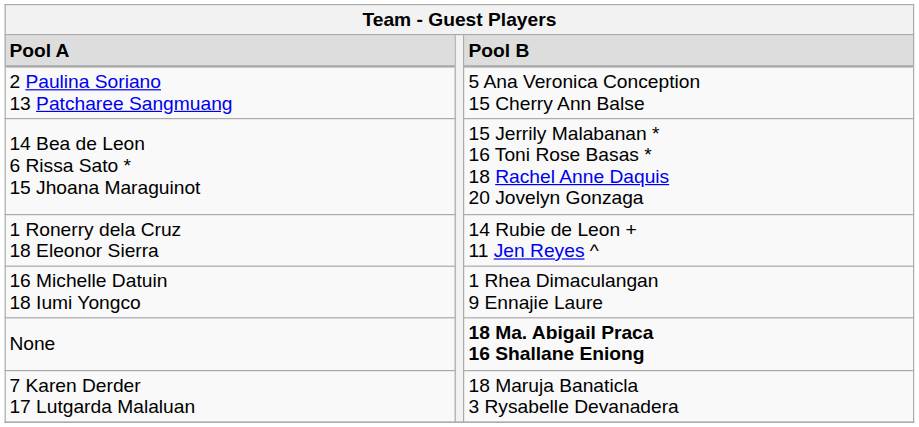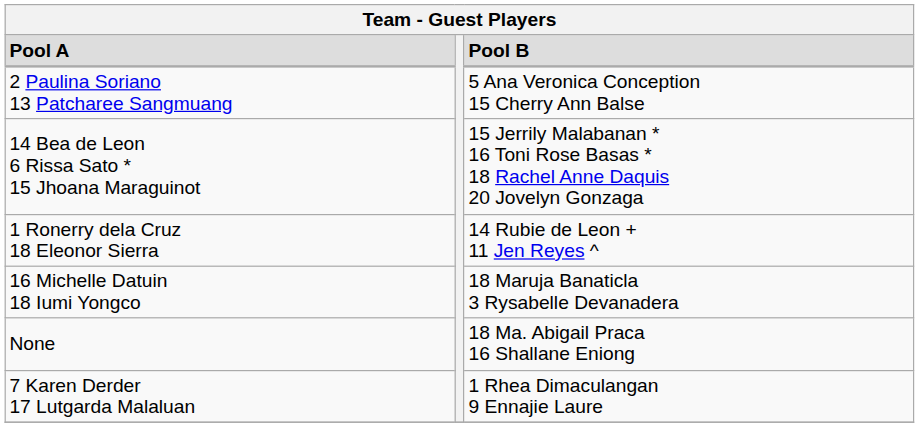(563, 291) 1 Rhea Dimaculangan 9 Ennajie Laure -> (574, 291) 18 Maruja Banaticla 3 Rysabelle Devanadera
(561, 344) bold -> (557, 344) normal
(574, 396) 18 Maruja Banaticla 3 Rysabelle Devanadera -> (563, 396) 1 Rhea Dimaculangan 9 Ennajie Laure
